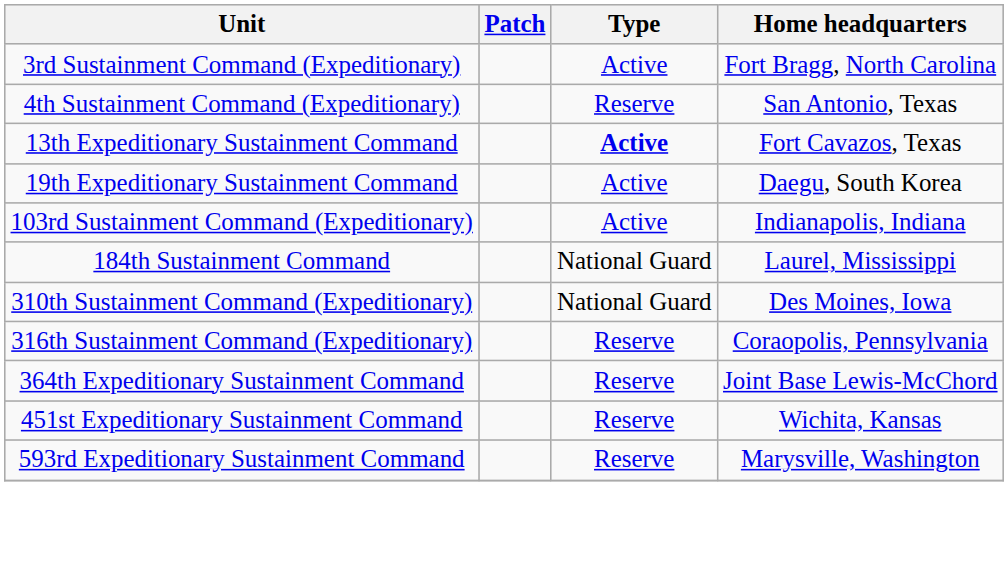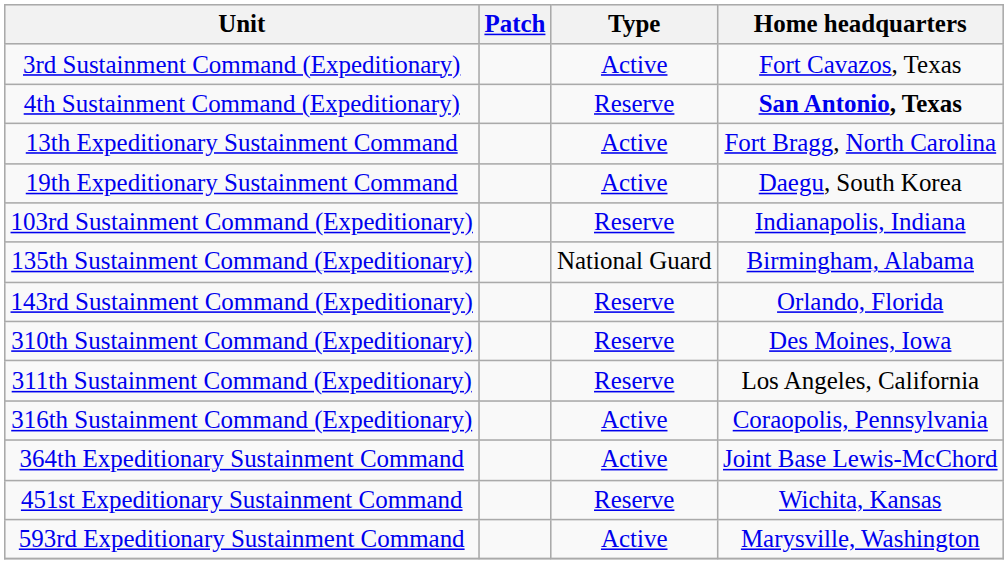(860, 63) Fort Bragg, North Carolina -> (860, 63) Fort Cavazos, Texas
(860, 103) normal -> (860, 103) bold
(634, 143) bold -> (634, 143) normal
(860, 143) Fort Cavazos, Texas -> (860, 143) Fort Bragg, North Carolina
(634, 222) Active -> (634, 222) Reserve
+ row: (242, 261)
+ row: (242, 301)
- row: (242, 261)
(634, 301) National Guard -> (634, 340) Reserve
+ row: (242, 380)
(634, 340) Reserve -> (634, 420) Active
(634, 380) Reserve -> (634, 459) Active
(634, 459) Reserve -> (634, 538) Active
